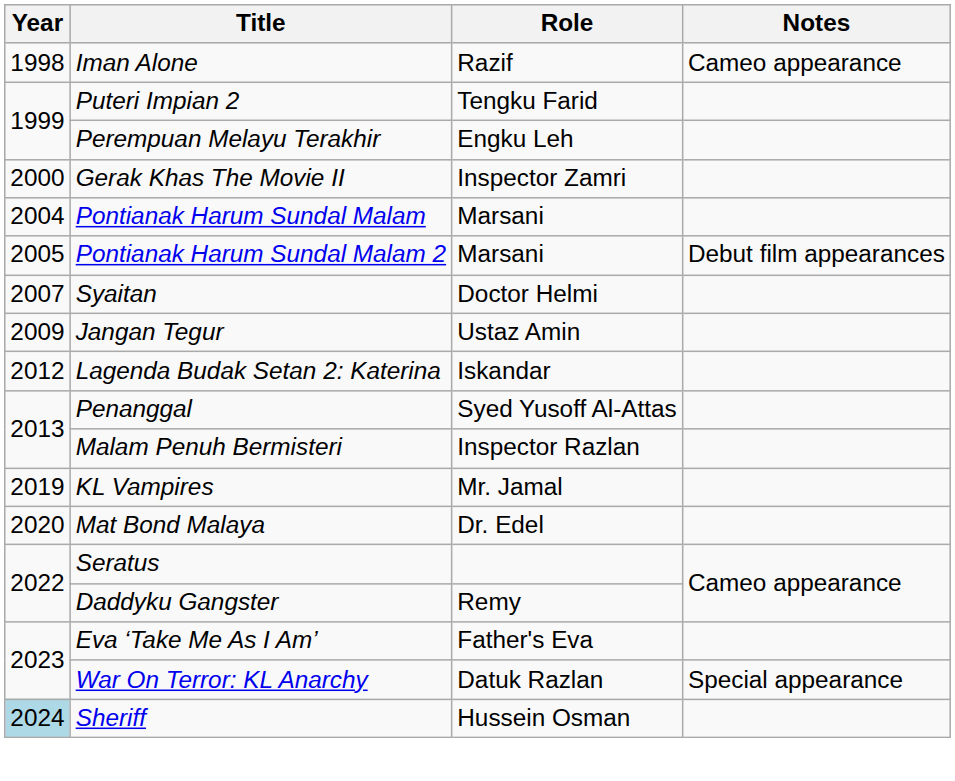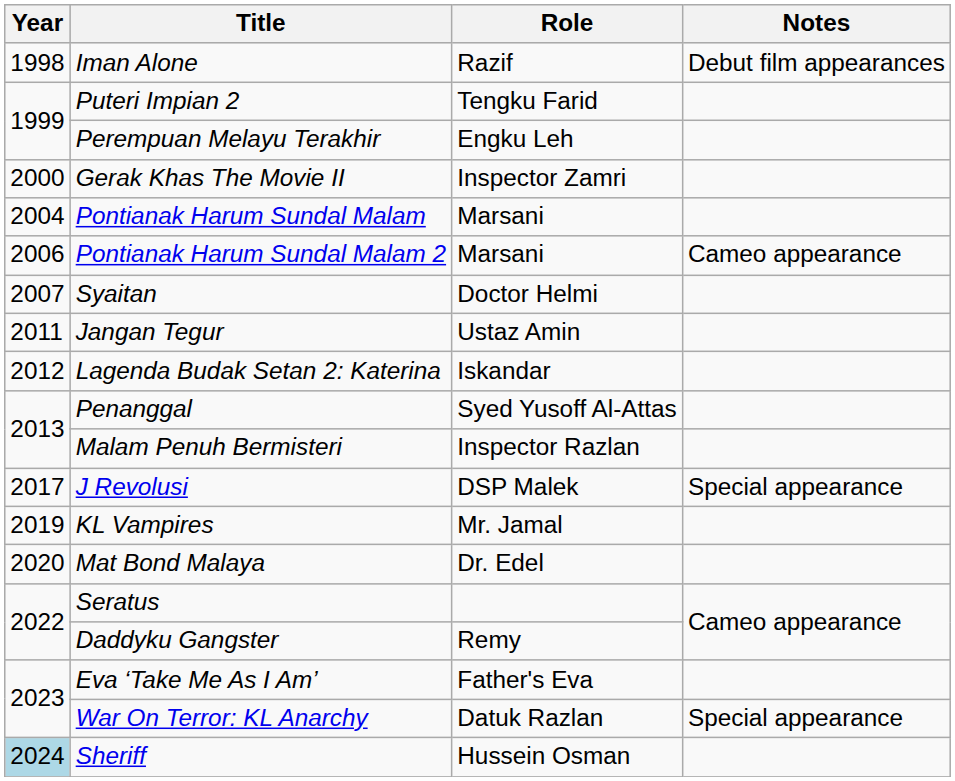(795, 62) Cameo appearance -> (816, 62) Debut film appearances
(37, 255) 2005 -> (37, 255) 2006
(816, 255) Debut film appearances -> (795, 255) Cameo appearance
(37, 332) 2009 -> (37, 332) 2011
+ row: (132, 486)
